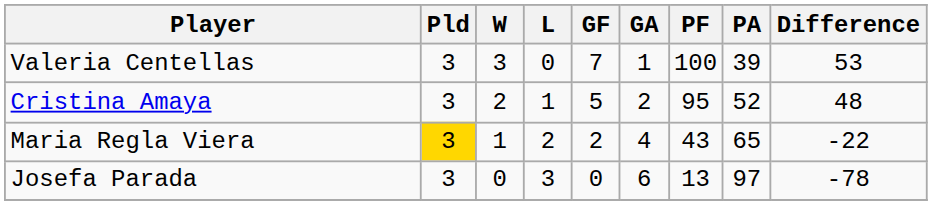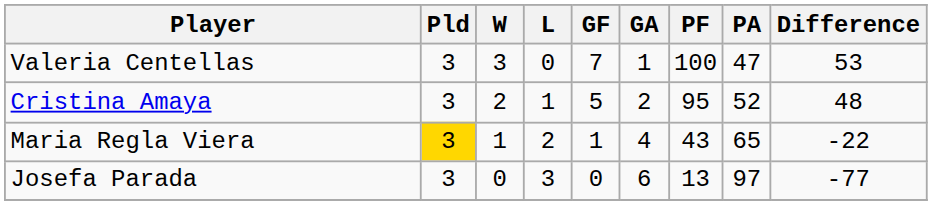(747, 63) 39 -> (747, 63) 47
(596, 141) 2 -> (596, 141) 1
(848, 180) -78 -> (848, 180) -77
